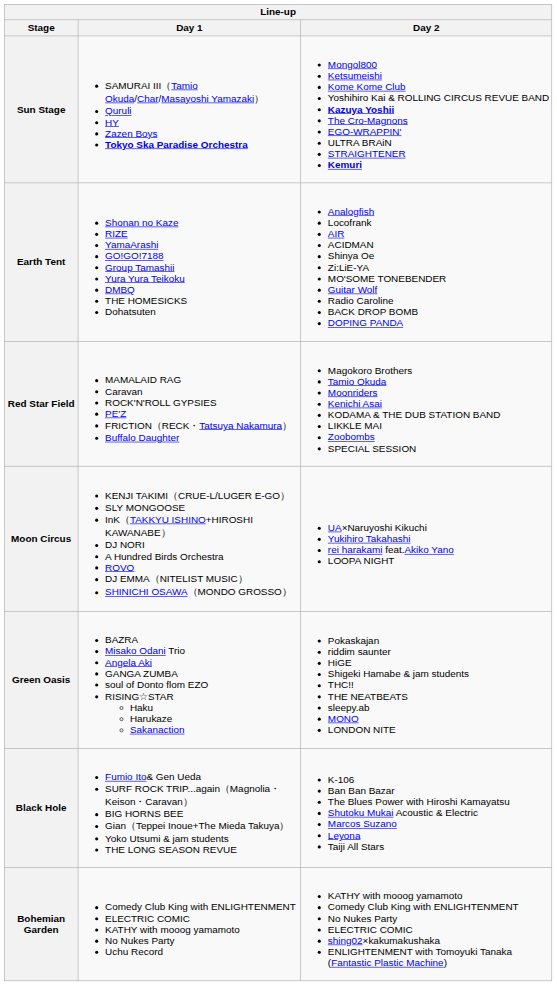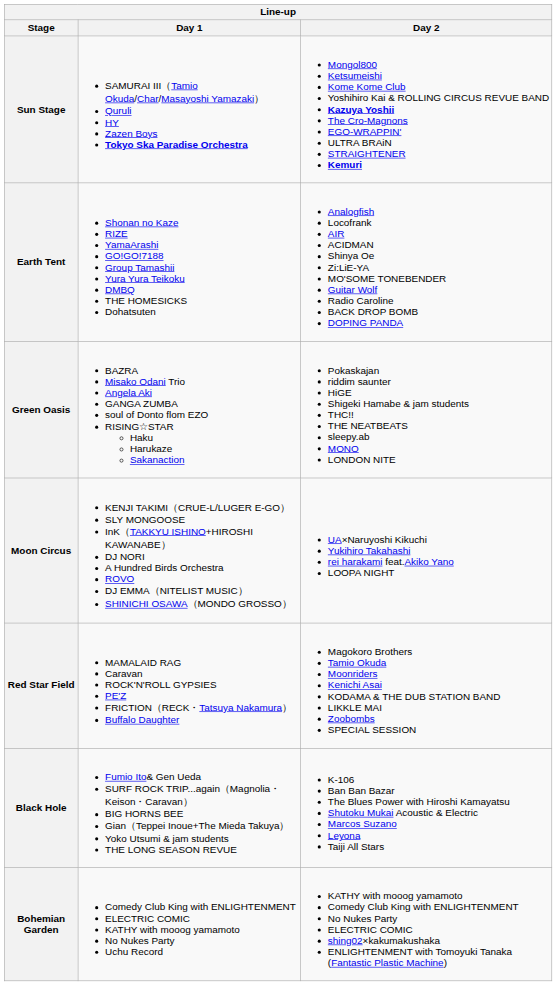rows swapped: (41, 403) <-> (41, 679)
